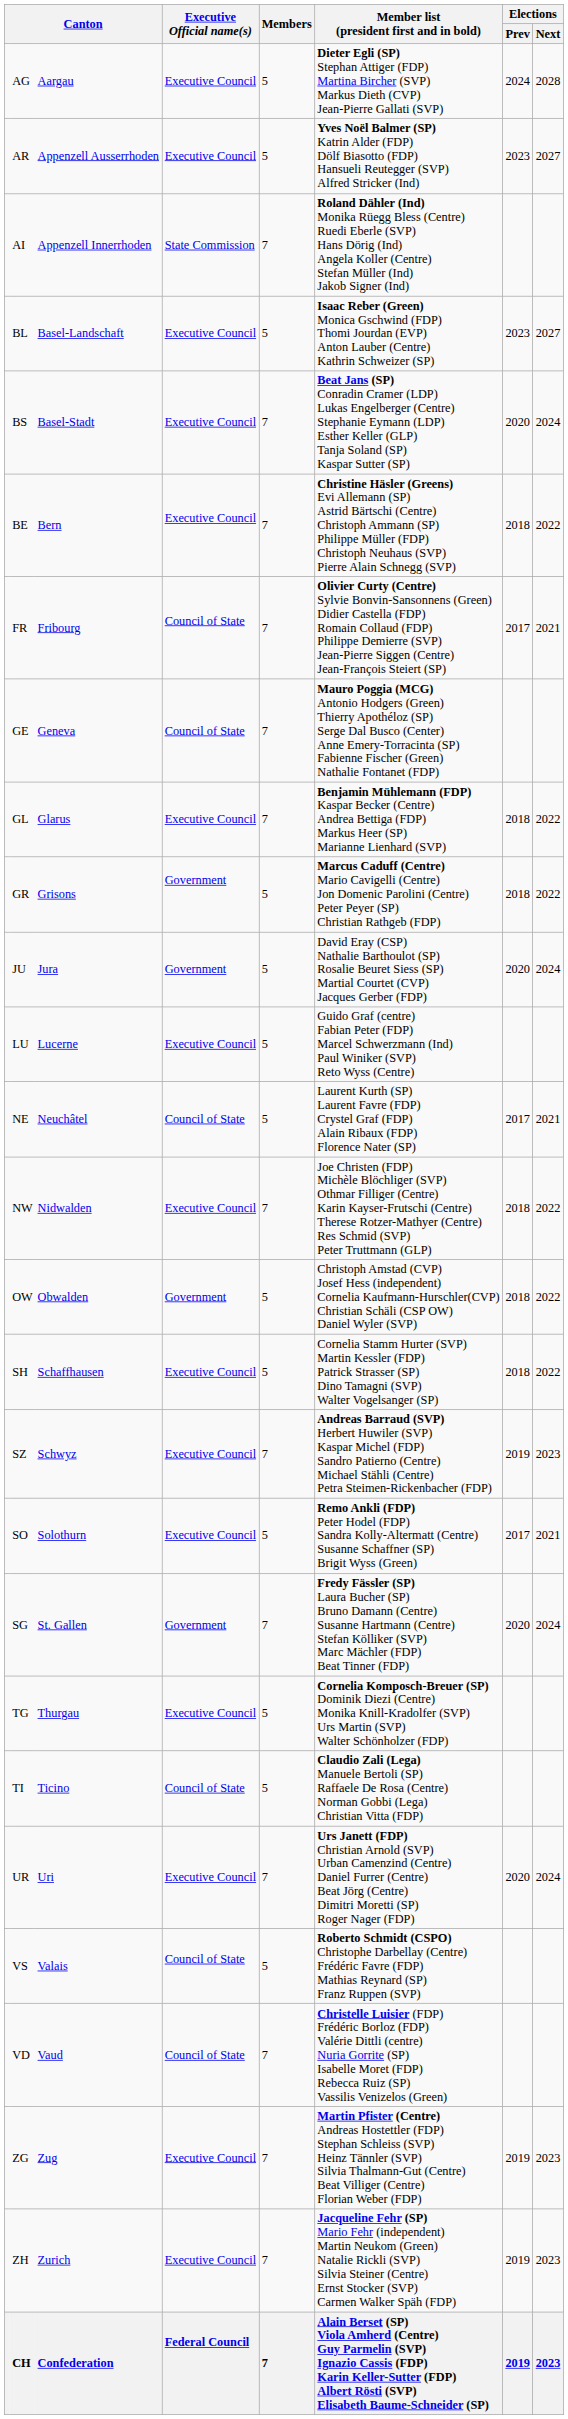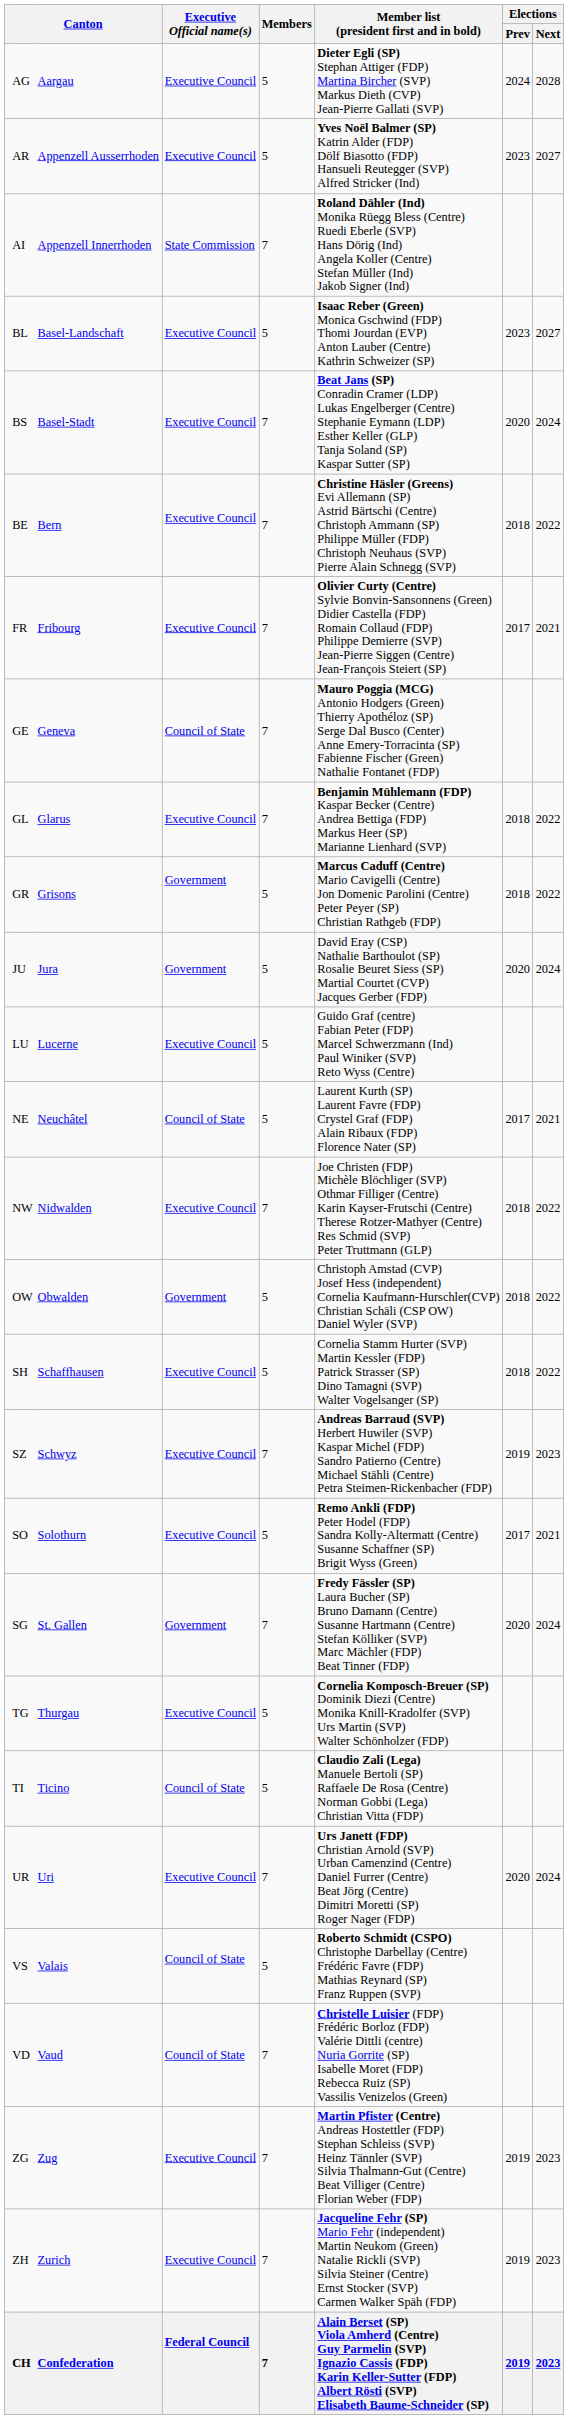(205, 621) Council of State -> (210, 627) Executive Council
